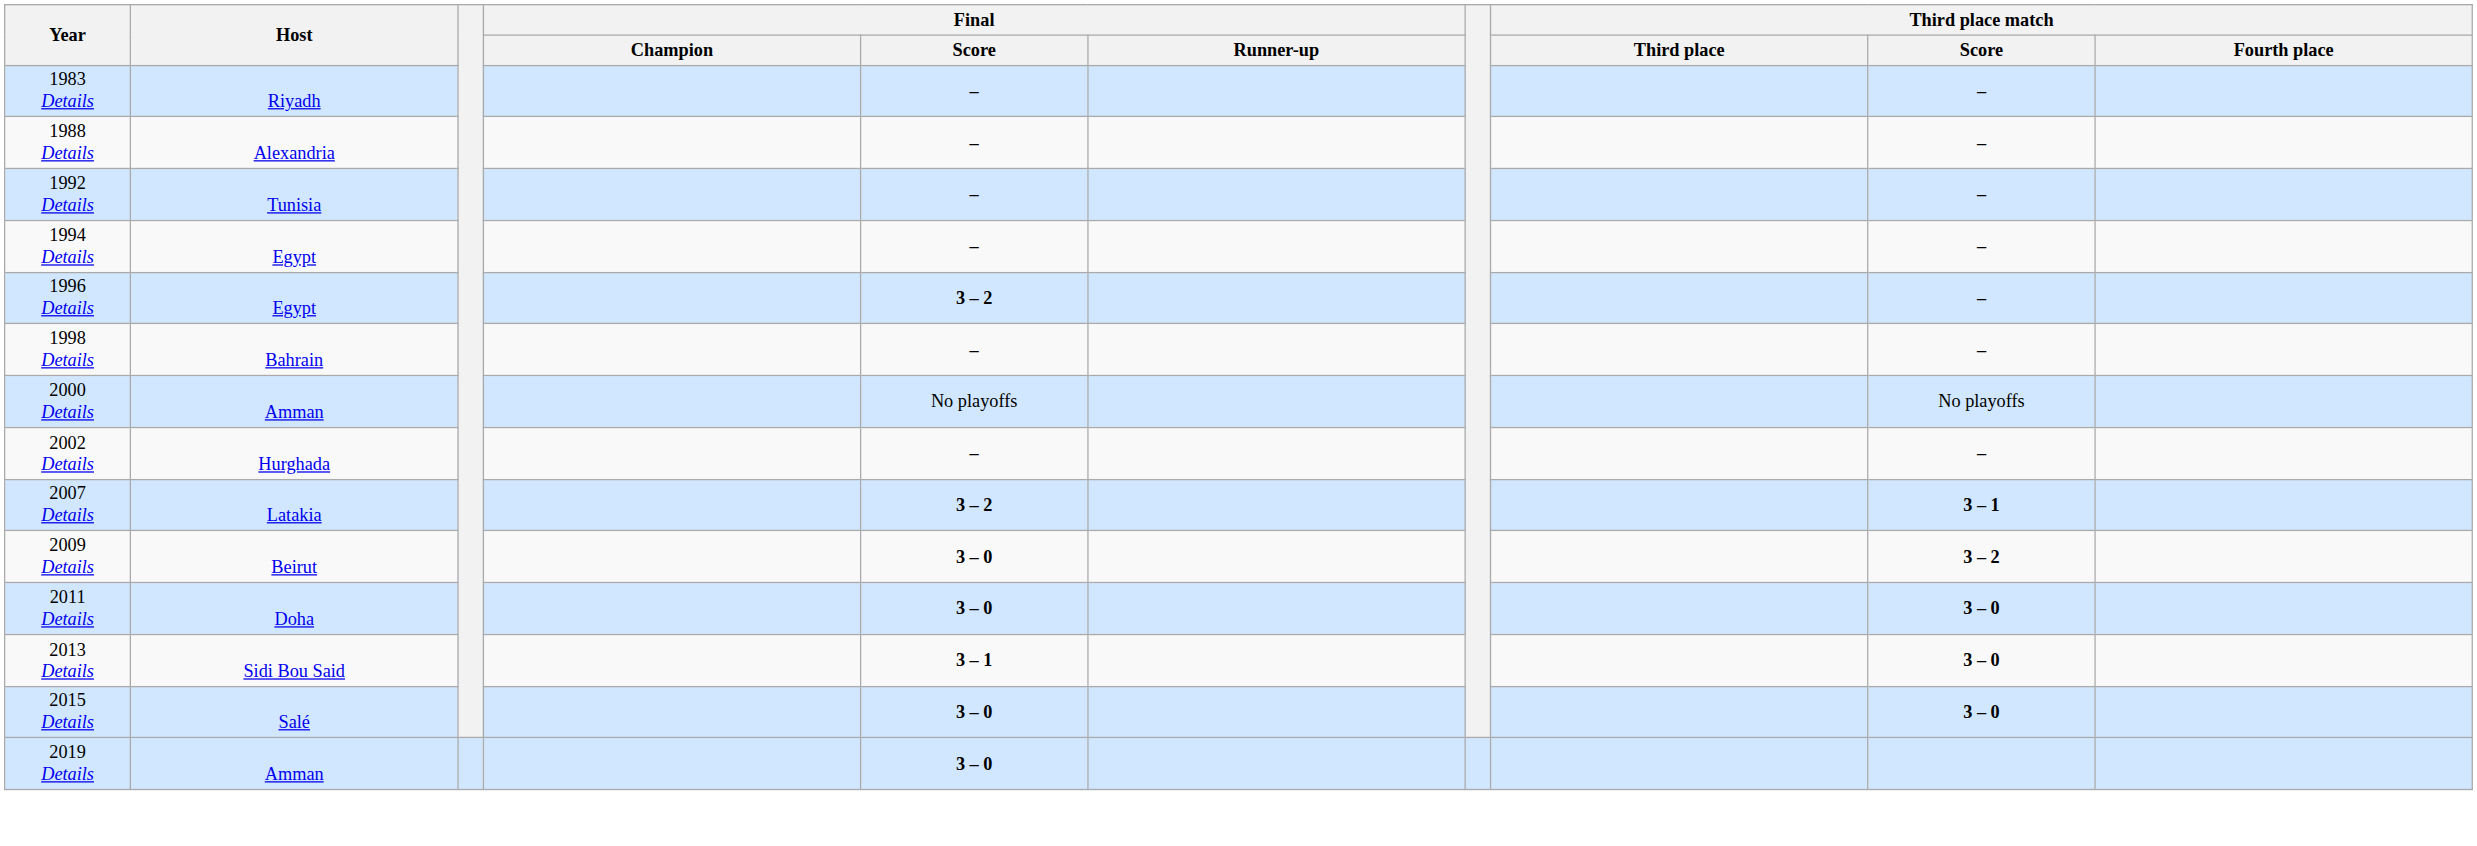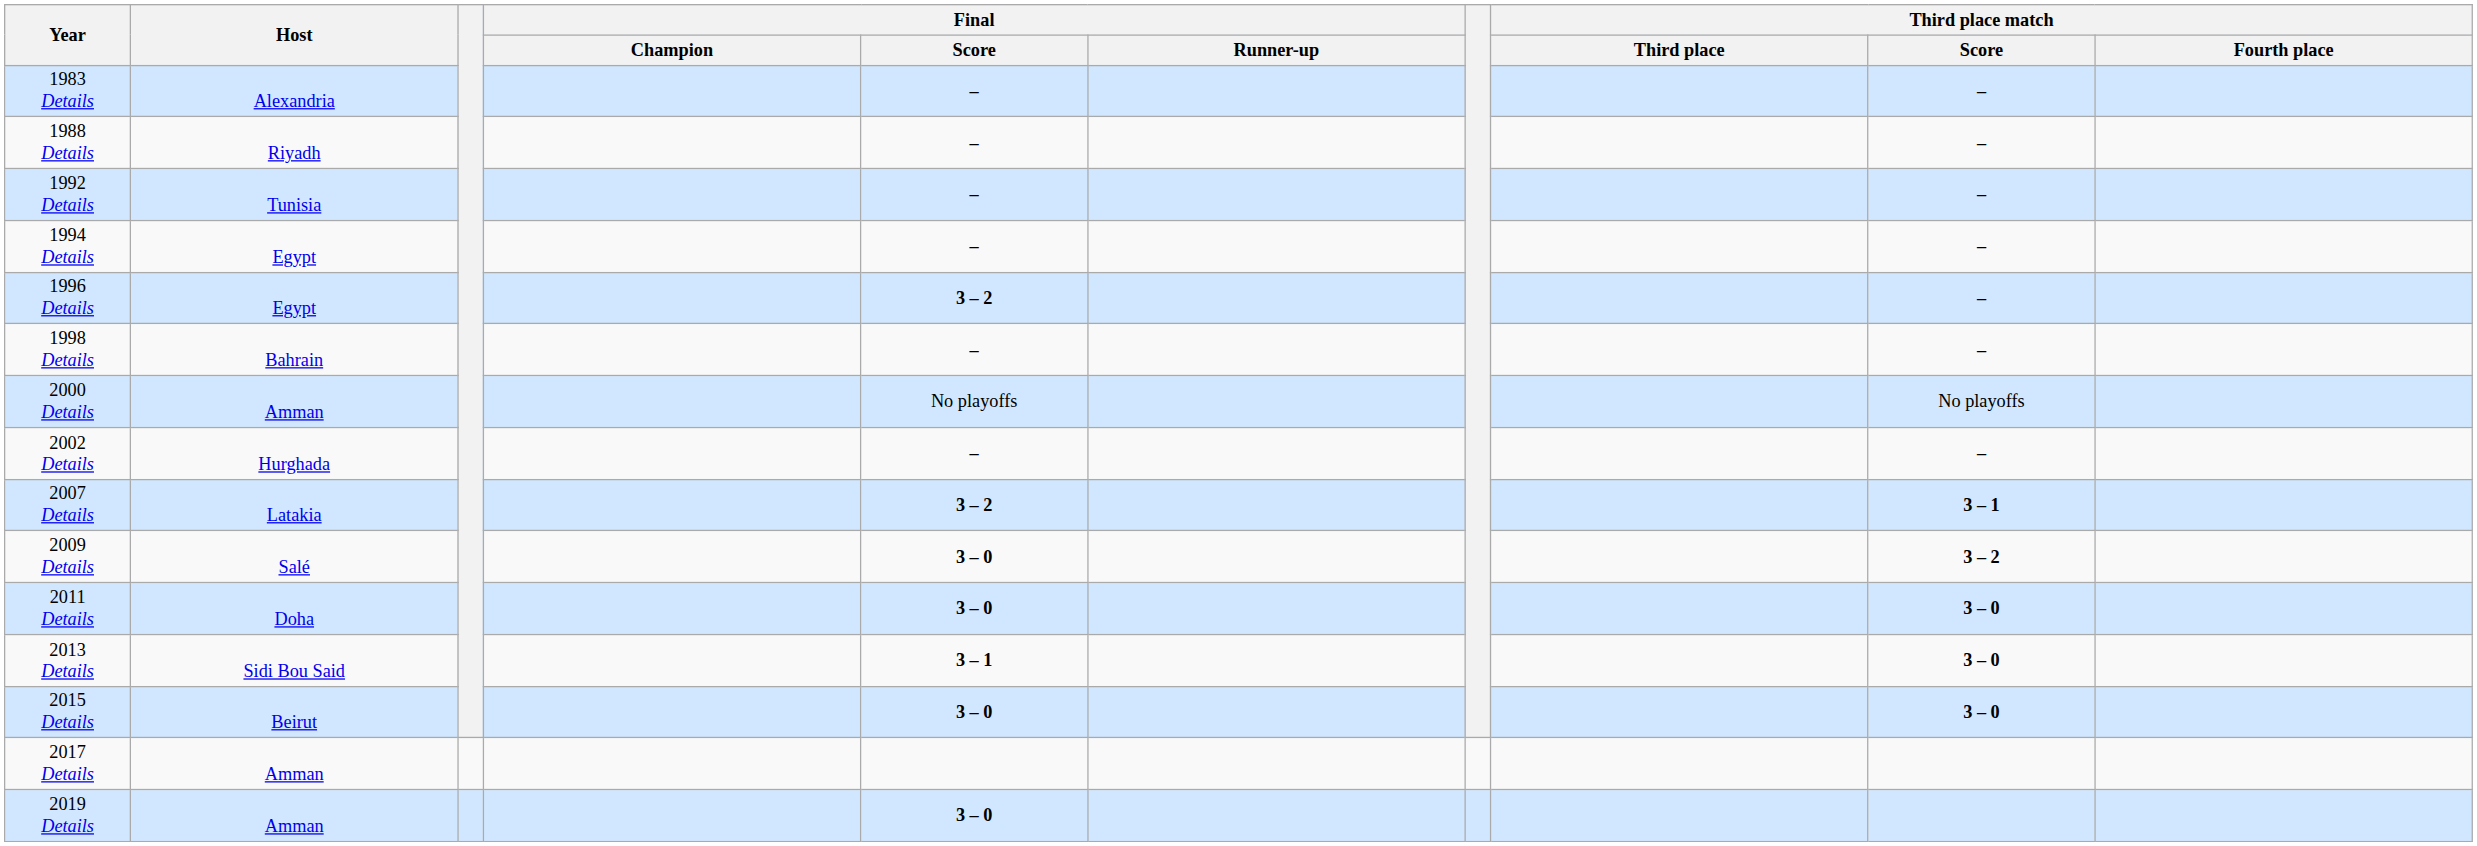(294, 101) Riyadh -> (294, 101) Alexandria
(294, 153) Alexandria -> (294, 153) Riyadh
(294, 567) Beirut -> (294, 567) Salé
(294, 722) Salé -> (294, 722) Beirut
+ row: (68, 763)
